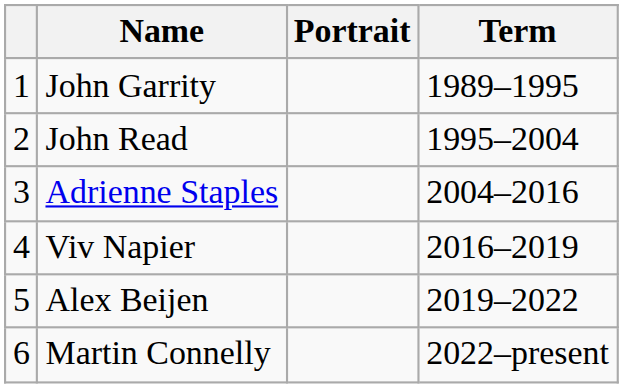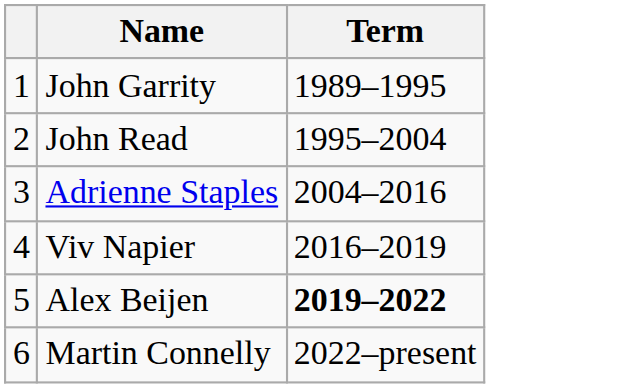- column: (352, 31)
(502, 300) normal -> (370, 300) bold
